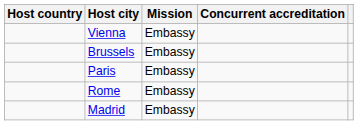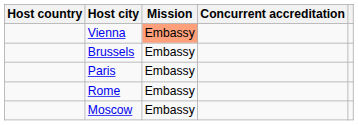(170, 33) no background -> (170, 33) lightsalmon background
+ row: (110, 110)
- row: (106, 110)
